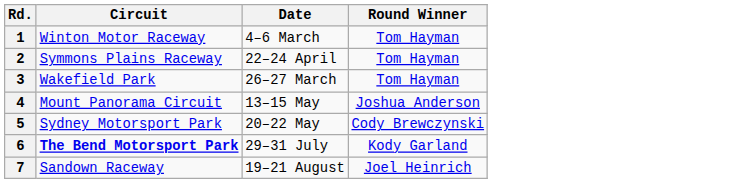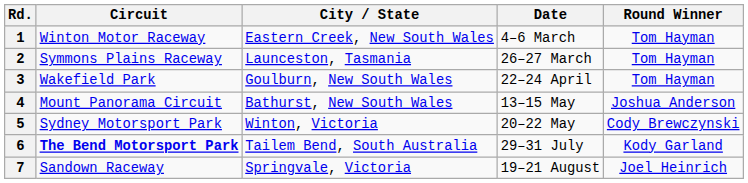+ column: (370, 16)
(291, 59) 22–24 April -> (546, 59) 26–27 March
(291, 81) 26–27 March -> (546, 81) 22–24 April
